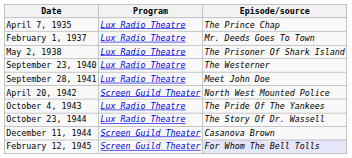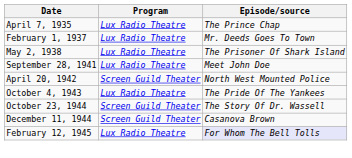- row: (51, 65)
(143, 120) Lux Radio Theatre -> (151, 106) Screen Guild Theater
(151, 147) Screen Guild Theater -> (143, 133) Lux Radio Theatre
